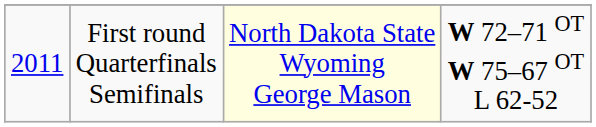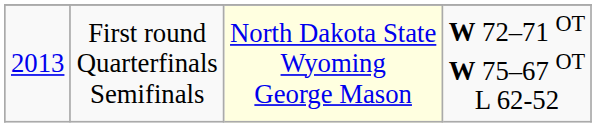(37, 62) 2011 -> (38, 62) 2013
